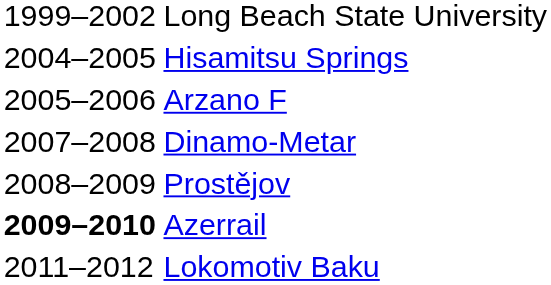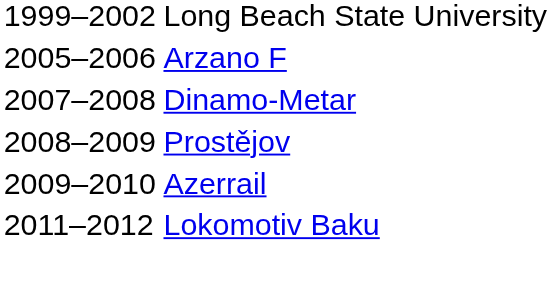- row: (286, 58)
(80, 225) bold -> (80, 183) normal
